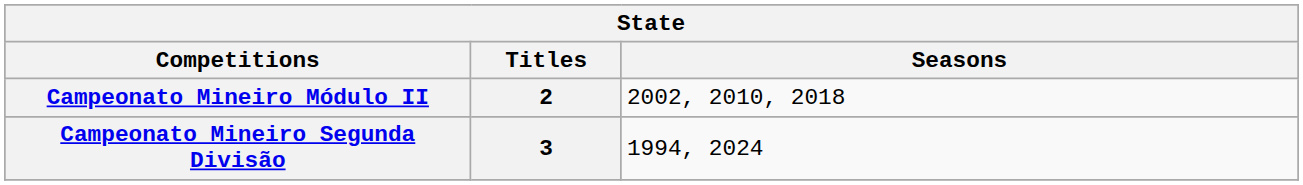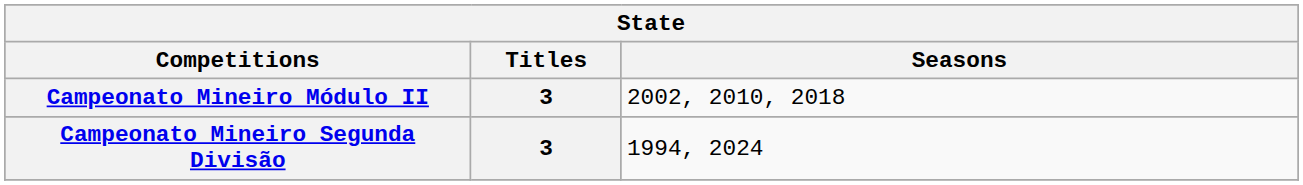(546, 98) 2 -> (546, 98) 3
